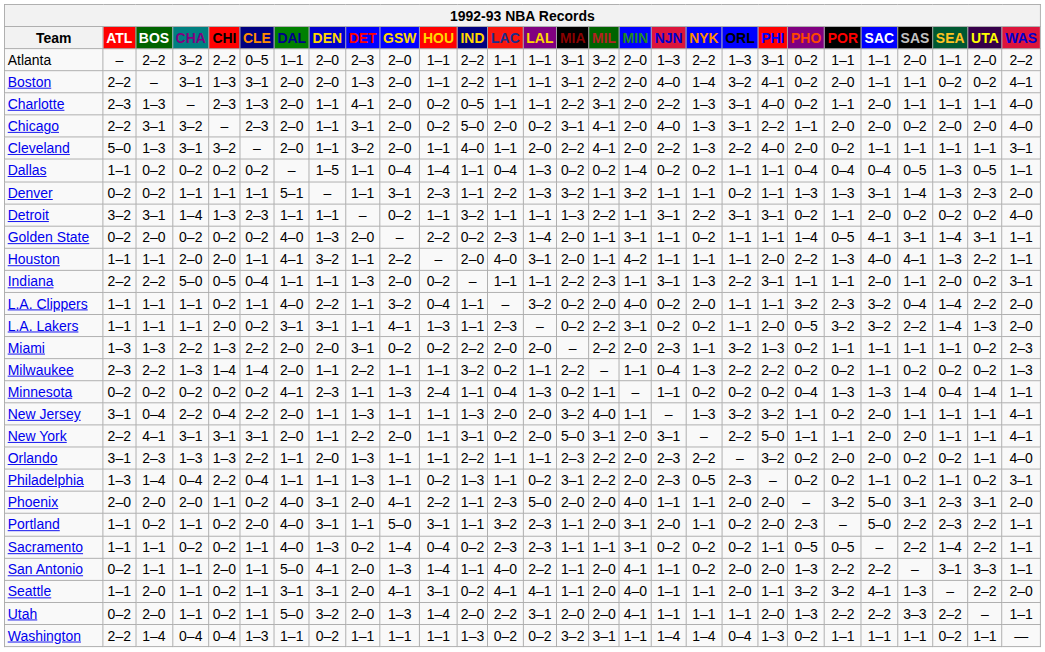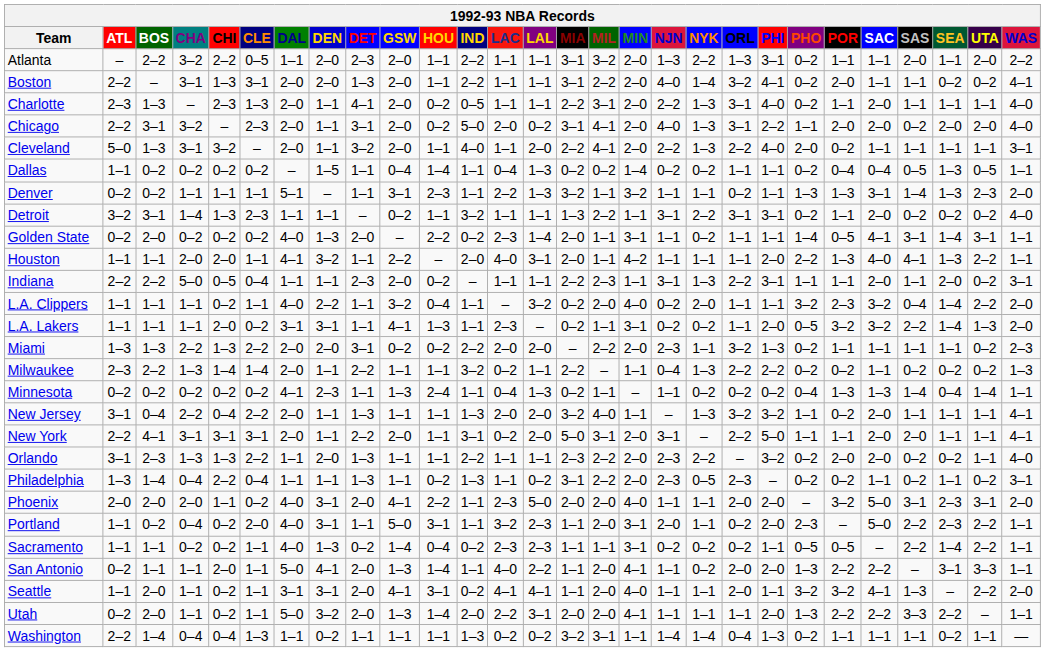(806, 171) 0–4 -> (806, 171) 0–2
(363, 281) 1–3 -> (363, 281) 2–3
(604, 326) 2–2 -> (604, 326) 1–1
(191, 525) 1–1 -> (191, 525) 0–4
